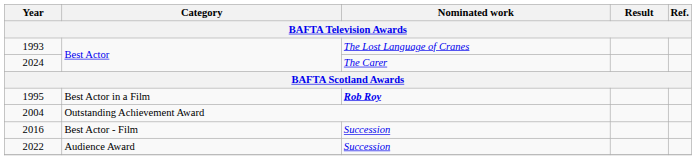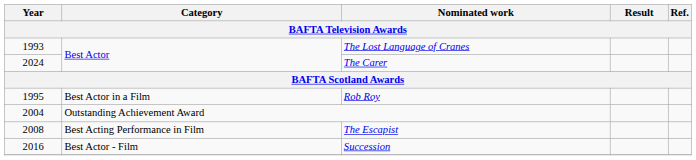(362, 96) bold -> (362, 96) normal
+ row: (33, 130)
- row: (33, 146)
